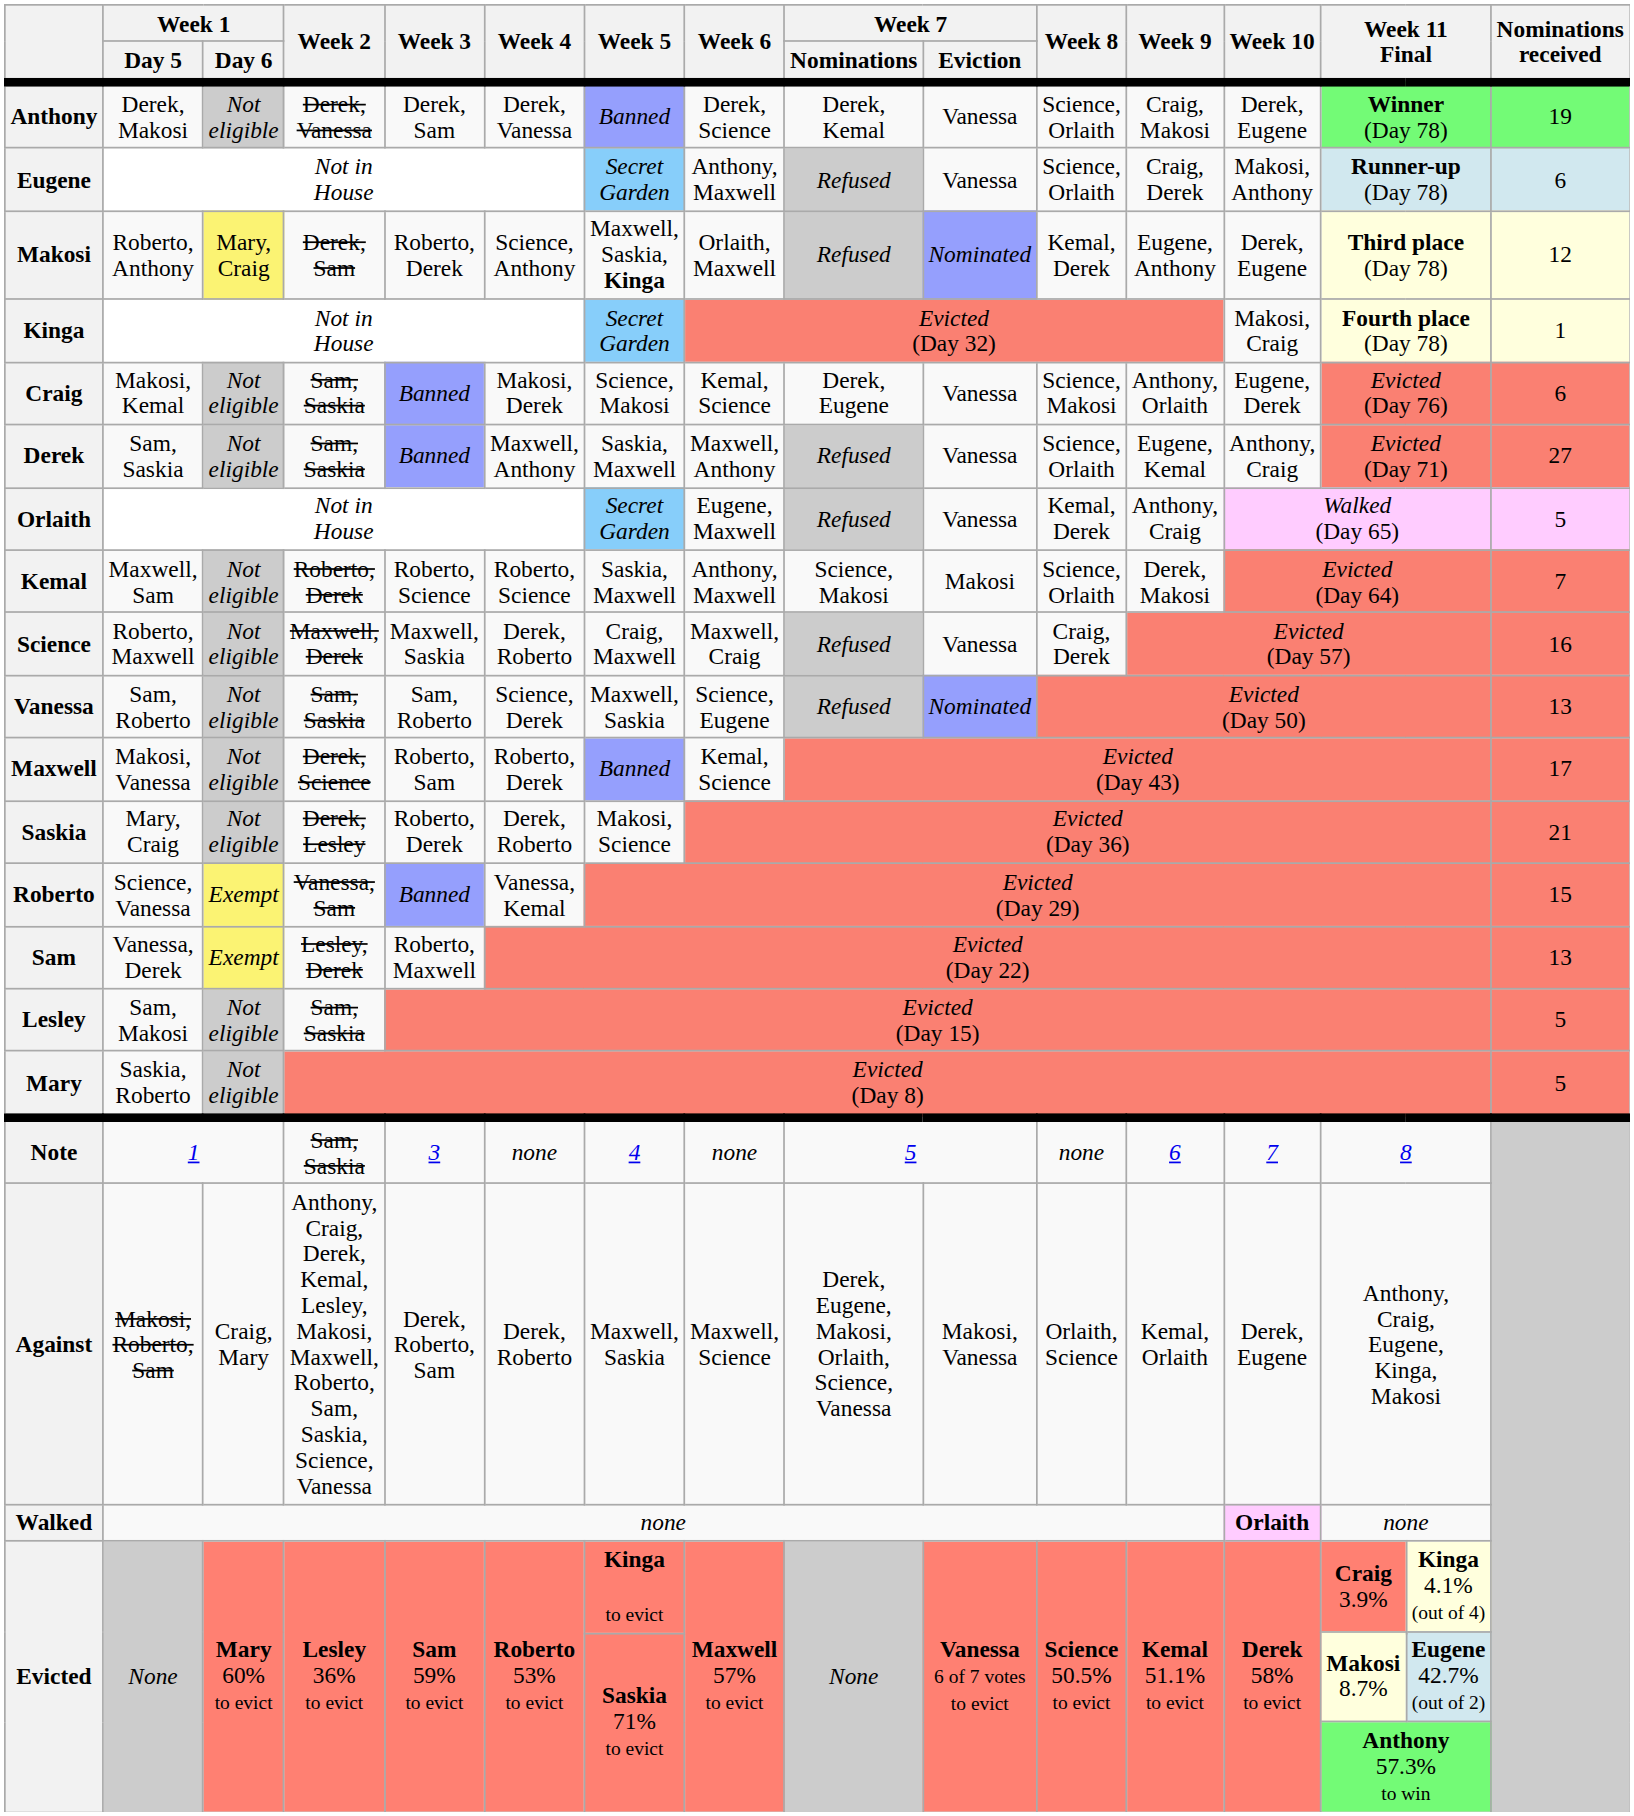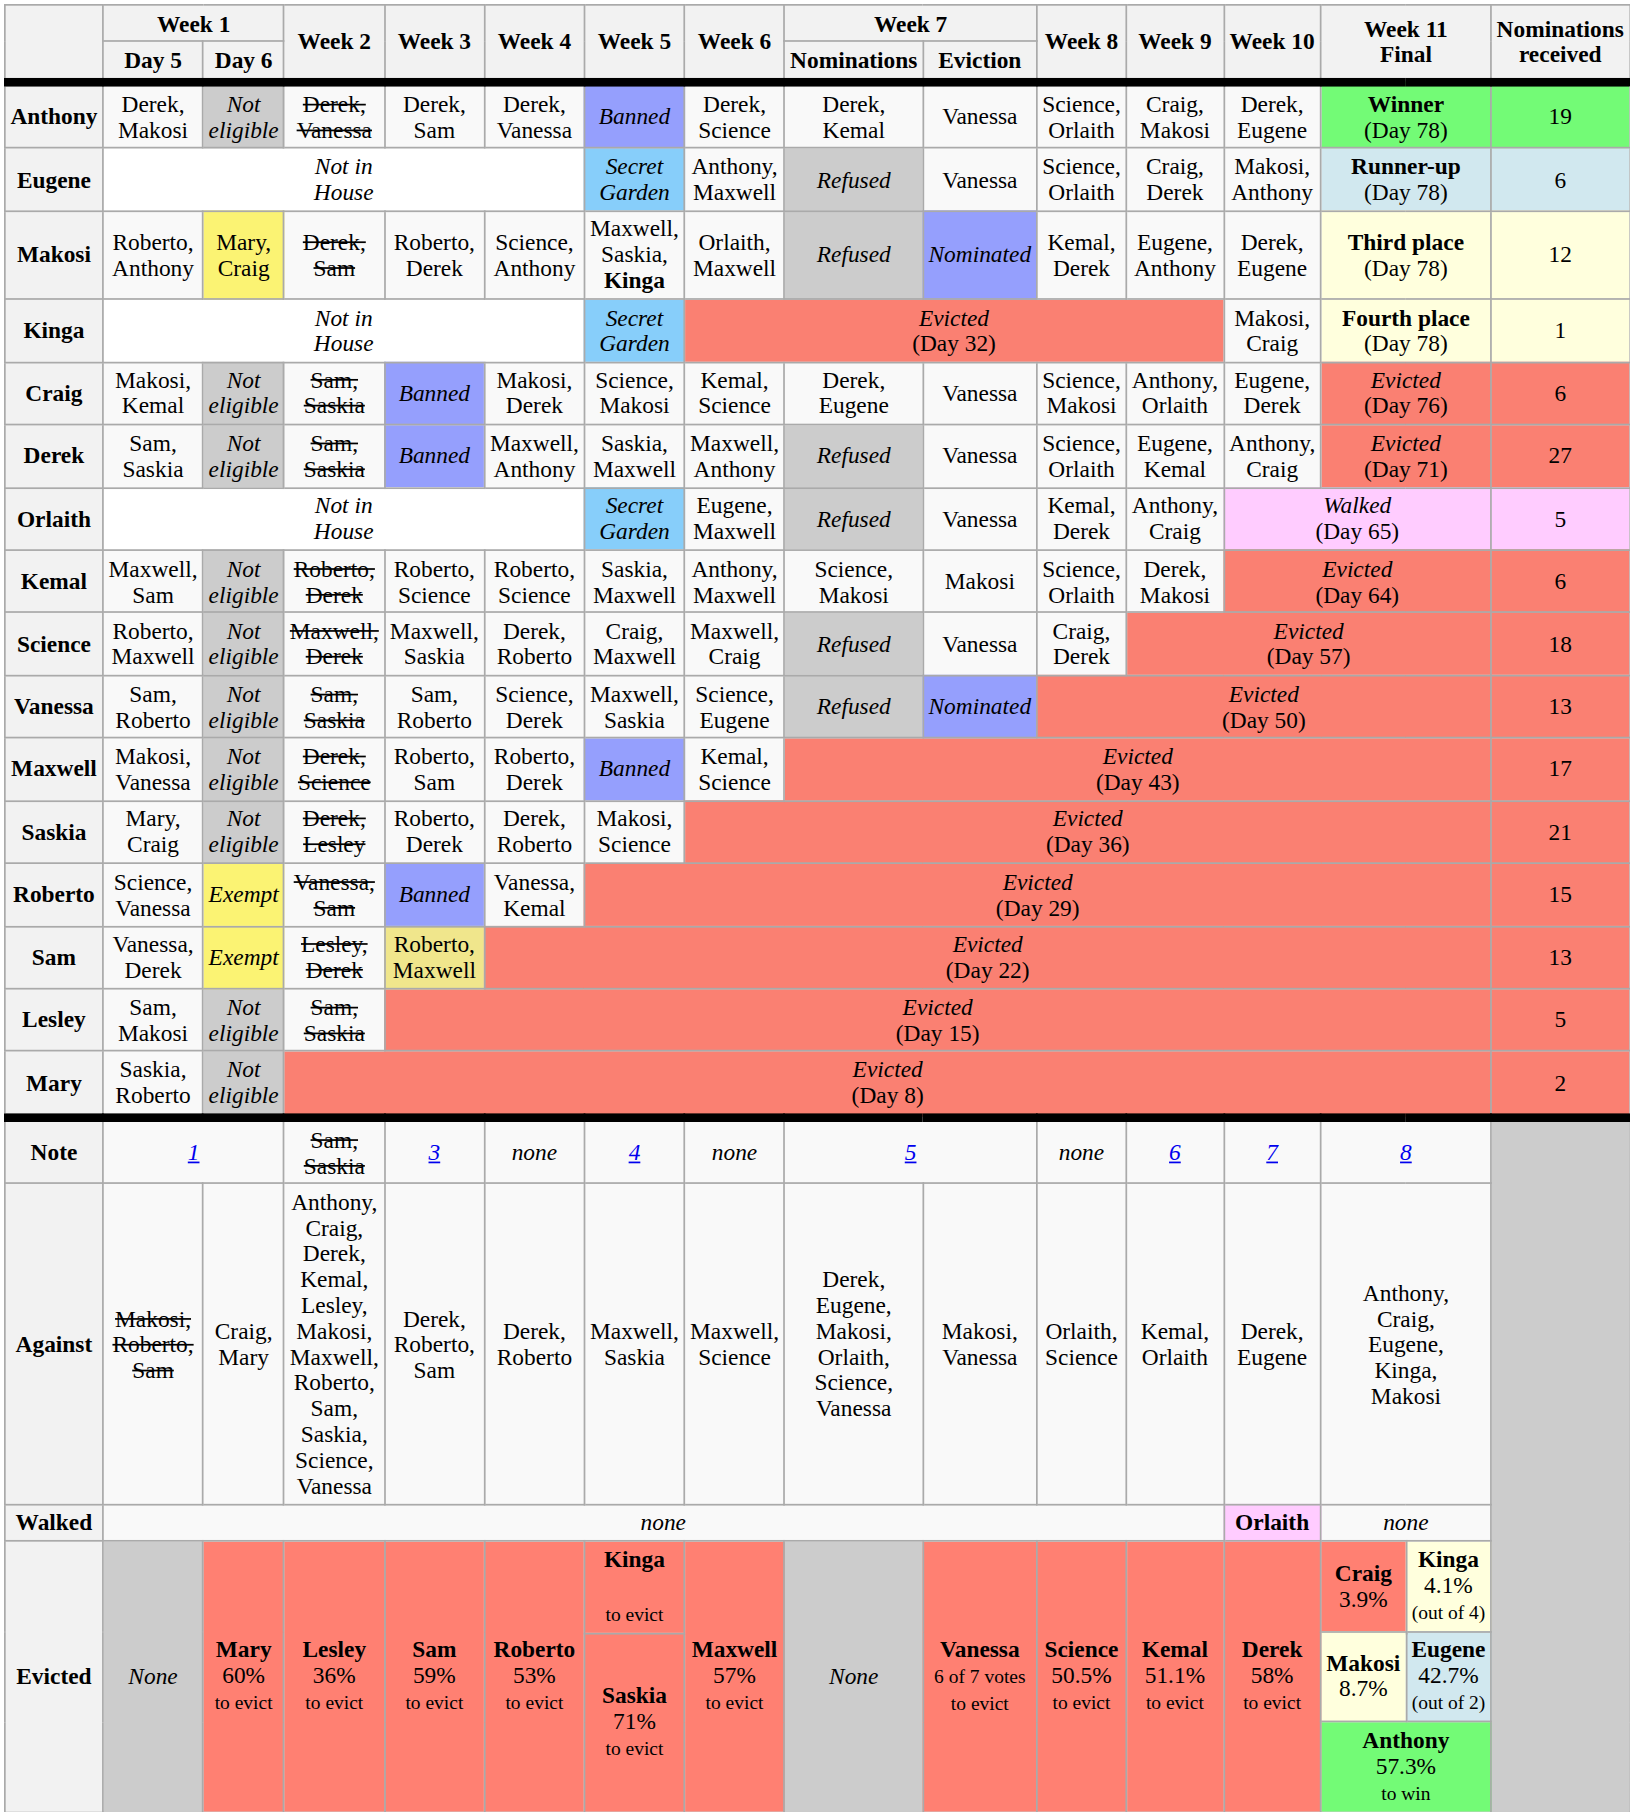(1560, 581) 7 -> (1560, 581) 6
(1560, 644) 16 -> (1560, 644) 18
(434, 957) no background -> (434, 957) khaki background
(1560, 1082) 5 -> (1560, 1082) 2
